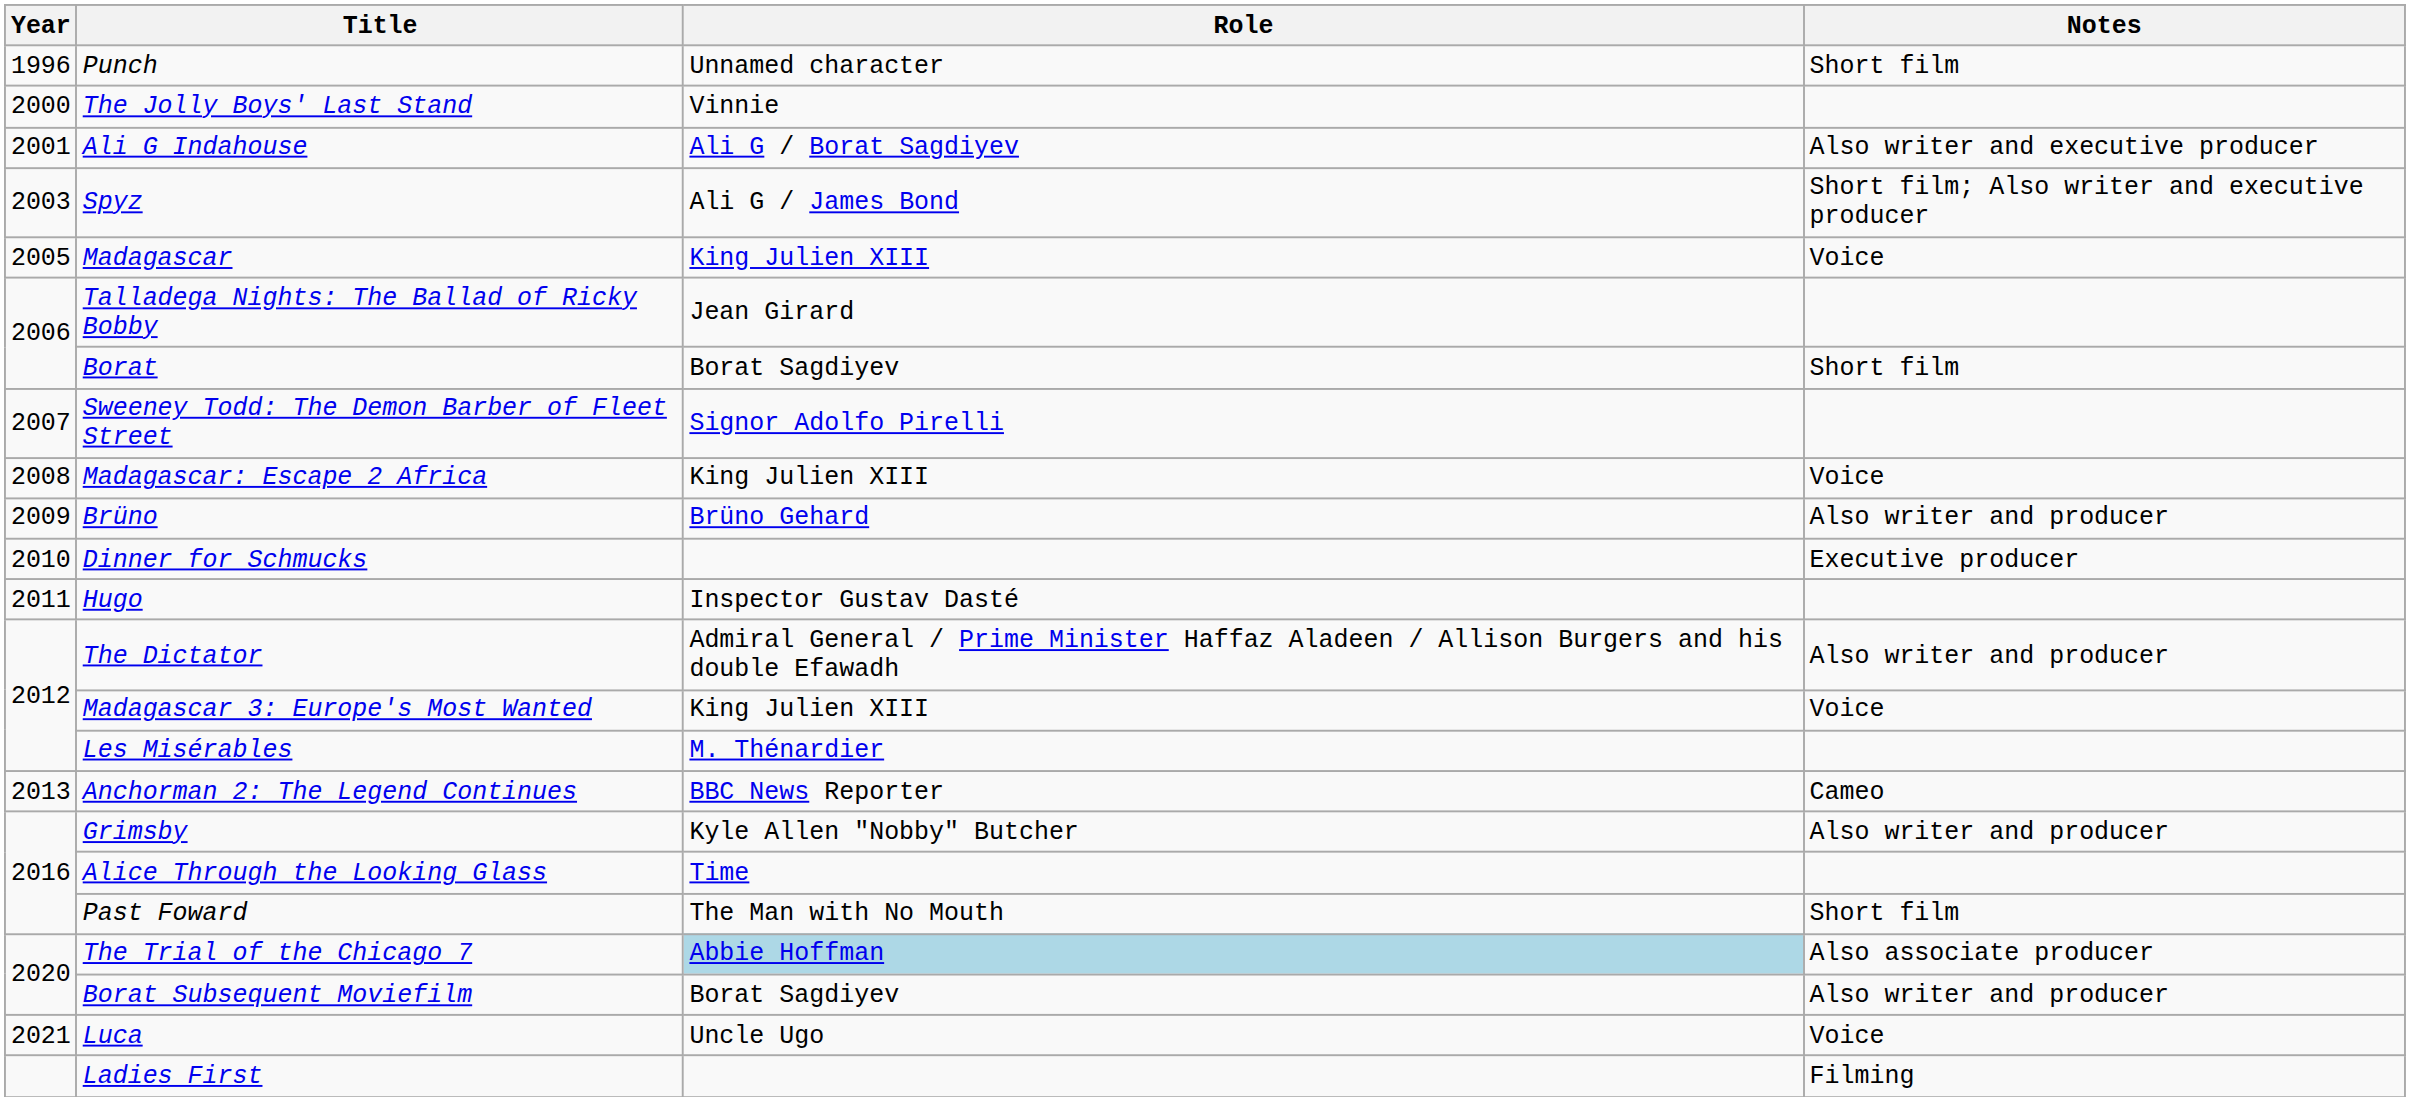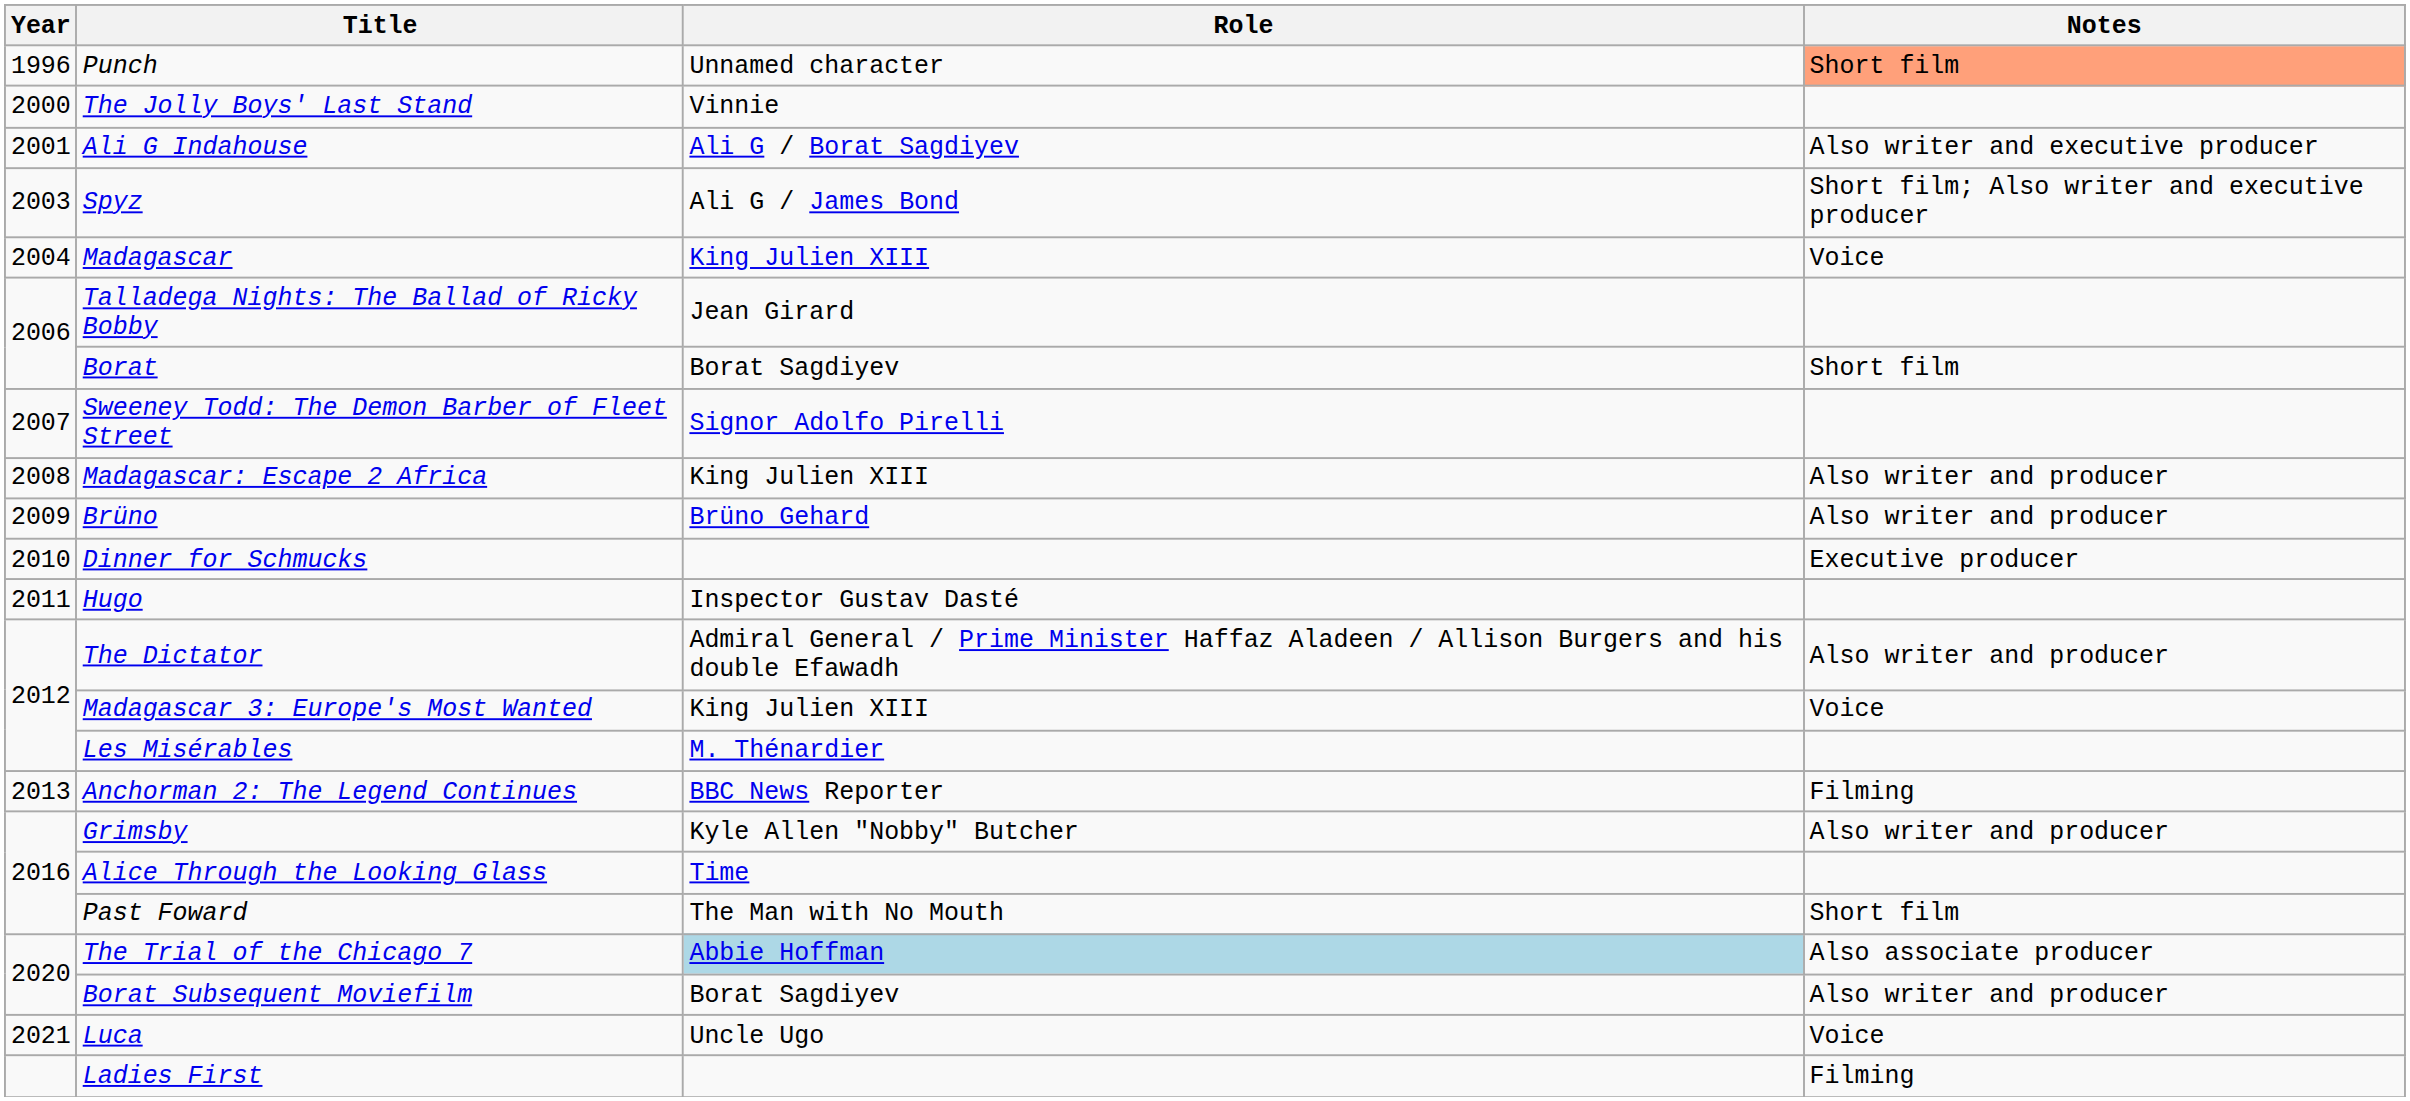(1884, 66) no background -> (1884, 66) lightsalmon background
(41, 257) 2005 -> (41, 257) 2004
(1847, 478) Voice -> (1989, 478) Also writer and producer
(1847, 791) Cameo -> (1862, 791) Filming
